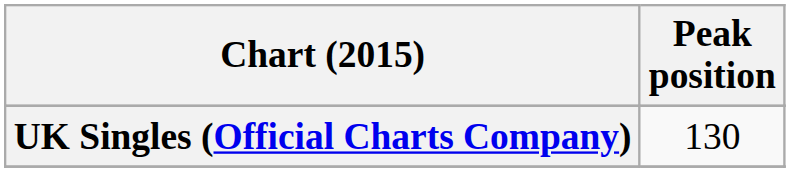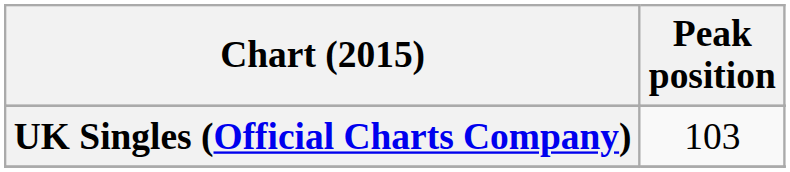(712, 135) 130 -> (712, 135) 103
